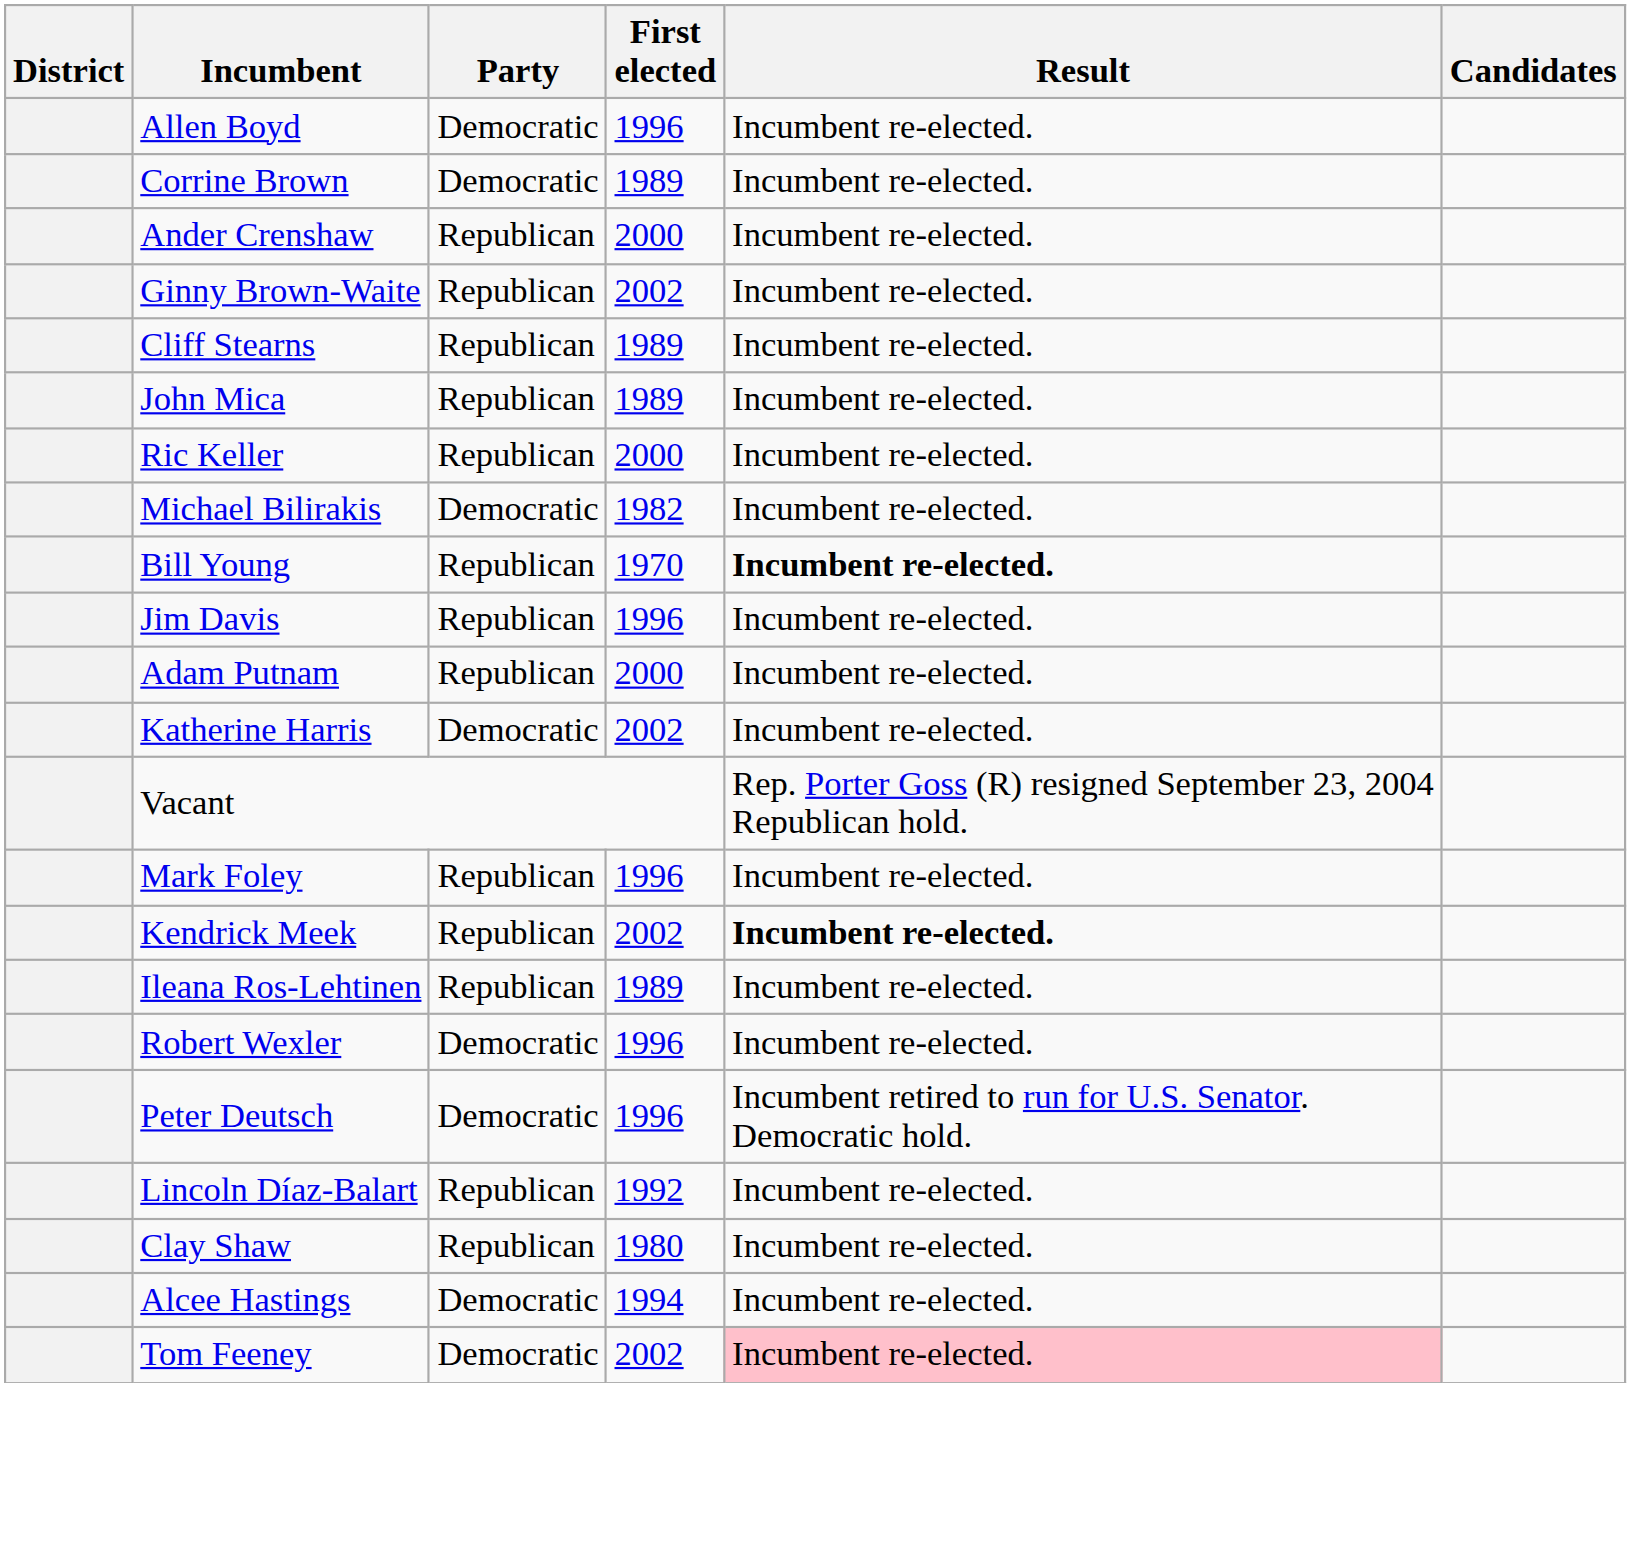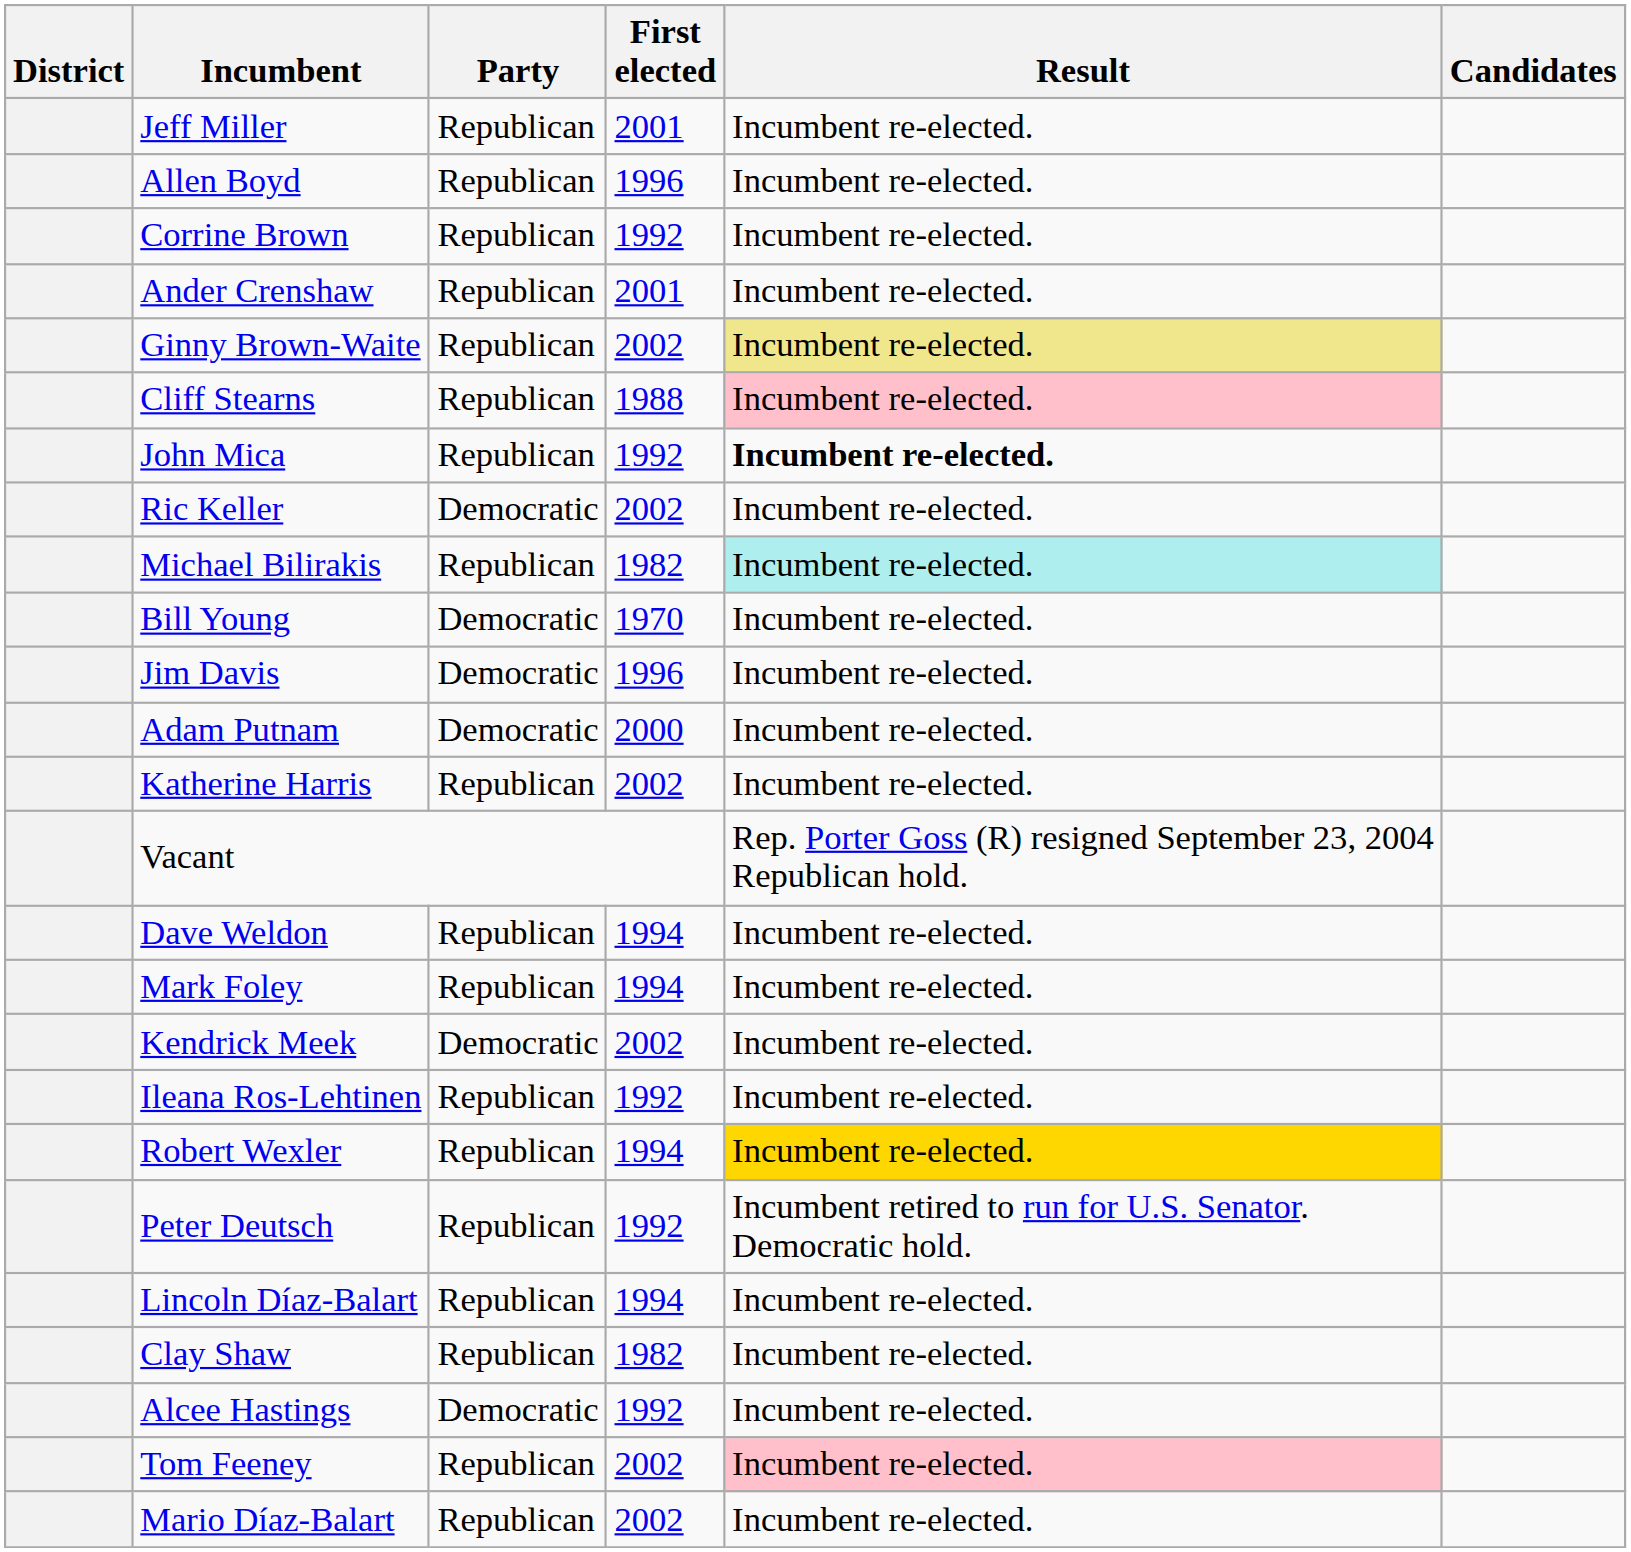+ row: (213, 125)
(518, 125) Democratic -> (516, 180) Republican
(518, 180) Democratic -> (516, 235) Republican
(649, 180) 1989 -> (649, 235) 1992
(649, 235) 2000 -> (649, 290) 2001
(883, 290) no background -> (883, 344) khaki background
(649, 344) 1989 -> (649, 399) 1988
(883, 344) no background -> (883, 399) pink background
(649, 399) 1989 -> (649, 454) 1992
(883, 399) normal -> (893, 454) bold
(516, 454) Republican -> (518, 509) Democratic
(649, 454) 2000 -> (649, 509) 2002
(518, 509) Democratic -> (516, 564) Republican
(883, 509) no background -> (883, 564) paleturquoise background
(516, 564) Republican -> (518, 618) Democratic
(893, 564) bold -> (883, 618) normal
(516, 618) Republican -> (518, 673) Democratic
(516, 673) Republican -> (518, 728) Democratic
(518, 728) Democratic -> (516, 783) Republican
+ row: (234, 931)
(649, 877) 1996 -> (649, 986) 1994
(516, 931) Republican -> (518, 1041) Democratic
(893, 931) bold -> (883, 1041) normal
(649, 986) 1989 -> (649, 1096) 1992
(518, 1041) Democratic -> (516, 1151) Republican
(649, 1041) 1996 -> (649, 1151) 1994
(883, 1041) no background -> (883, 1151) gold background
(518, 1115) Democratic -> (516, 1225) Republican
(649, 1115) 1996 -> (649, 1225) 1992
(649, 1189) 1992 -> (649, 1299) 1994
(649, 1244) 1980 -> (649, 1354) 1982
(649, 1299) 1994 -> (649, 1409) 1992
(518, 1354) Democratic -> (516, 1463) Republican
+ row: (267, 1518)
